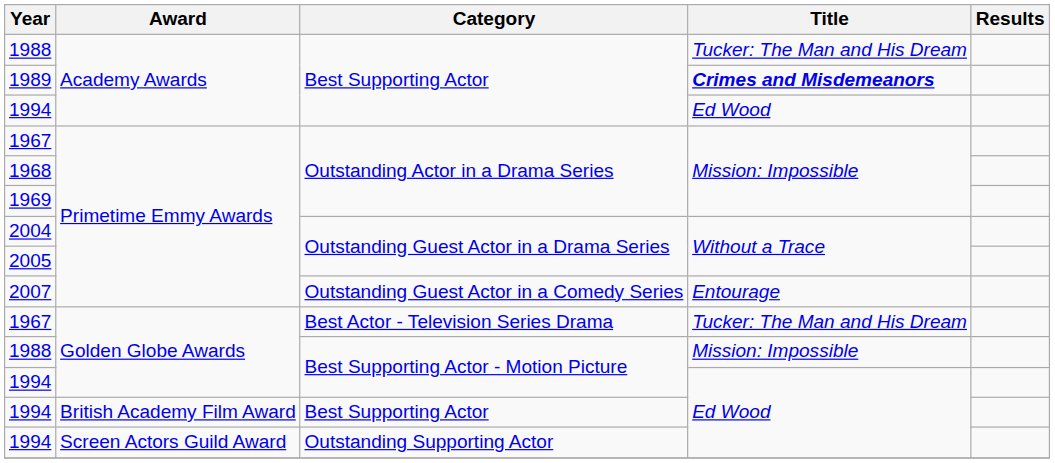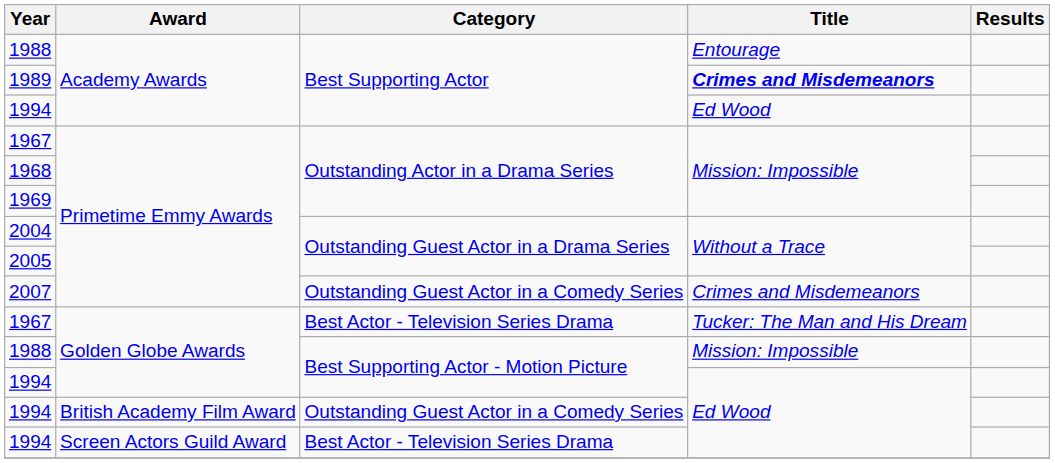(830, 49) Tucker: The Man and His Dream -> (736, 49) Entourage
(736, 291) Entourage -> (806, 291) Crimes and Misdemeanors
(397, 412) Best Supporting Actor -> (494, 412) Outstanding Guest Actor in a Comedy Series
(429, 442) Outstanding Supporting Actor -> (459, 442) Best Actor - Television Series Drama
